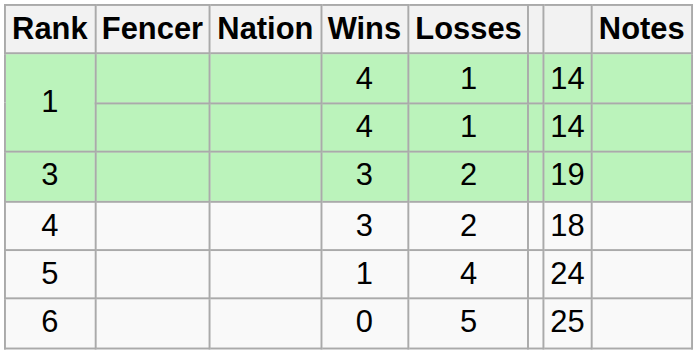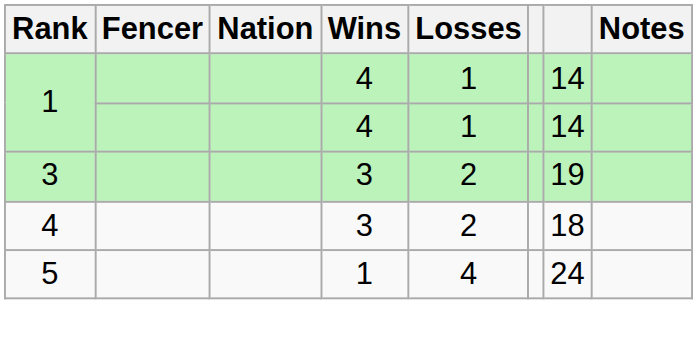- row: (50, 322)
